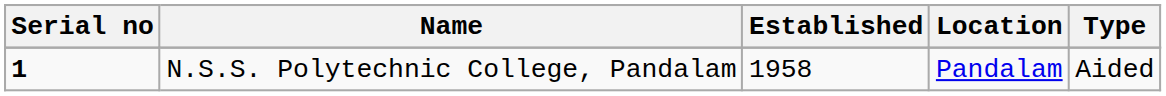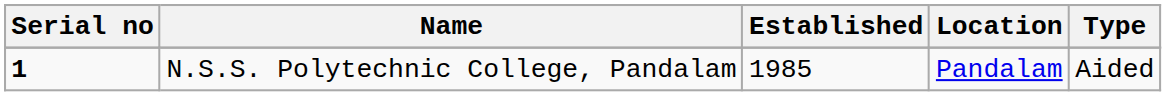(781, 70) 1958 -> (781, 70) 1985
